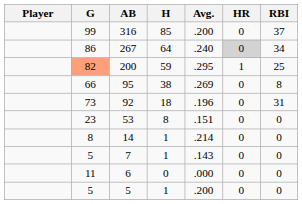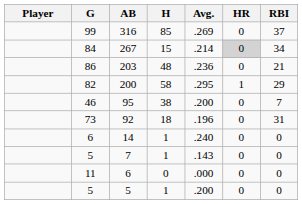(204, 31) .200 -> (204, 31) .269
(90, 48) 86 -> (90, 48) 84
(166, 48) 64 -> (166, 48) 15
(204, 48) .240 -> (204, 48) .214
+ row: (128, 66)
(90, 66) lightsalmon background -> (90, 84) no background
(166, 66) 59 -> (166, 84) 58
(279, 66) 25 -> (279, 84) 29
(90, 84) 66 -> (90, 102) 46
(204, 84) .269 -> (204, 102) .200
(279, 84) 8 -> (279, 102) 7
- row: (128, 119)
(90, 137) 8 -> (90, 137) 6
(204, 137) .214 -> (204, 137) .240
